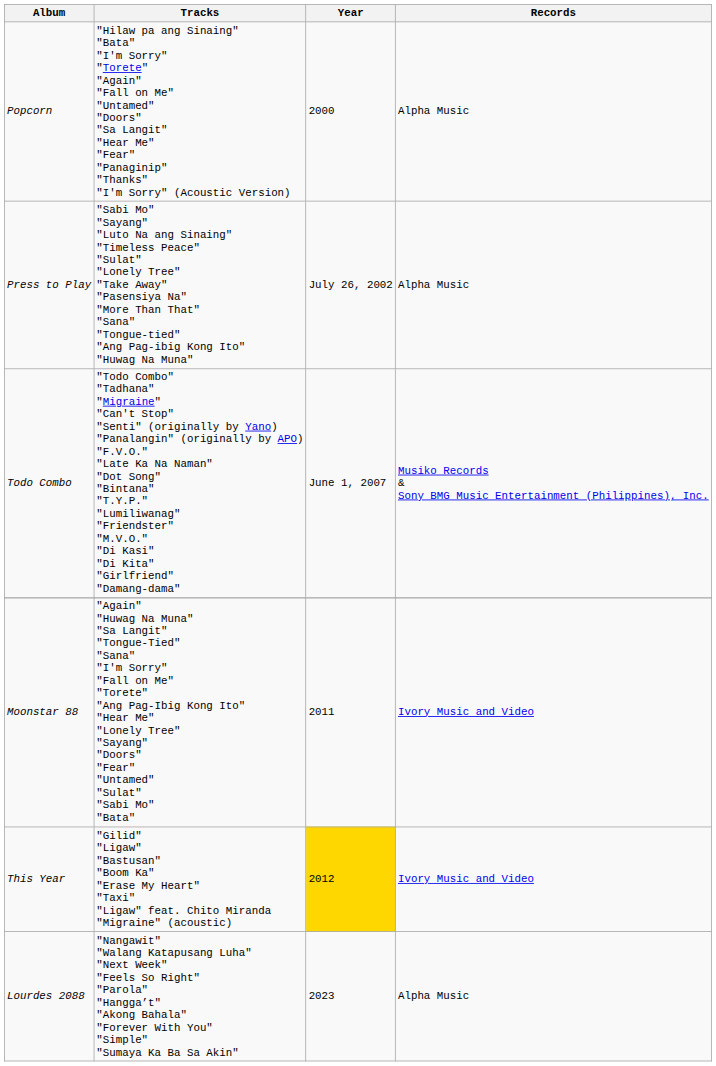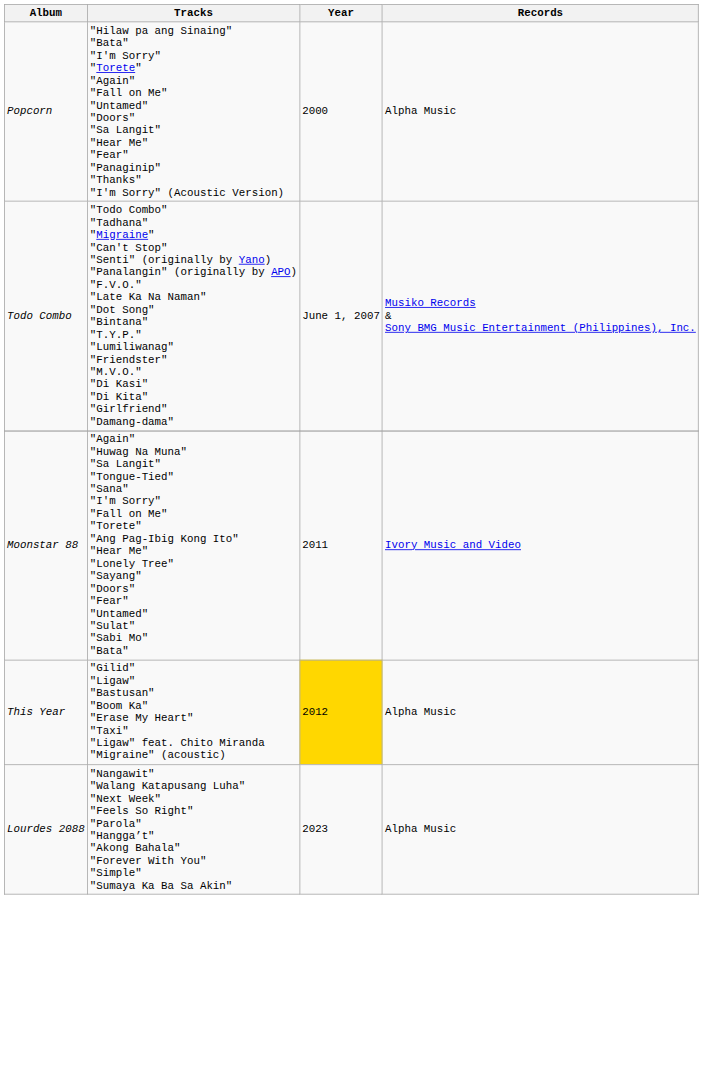- row: (49, 285)
(466, 879) Ivory Music and Video -> (421, 712) Alpha Music
